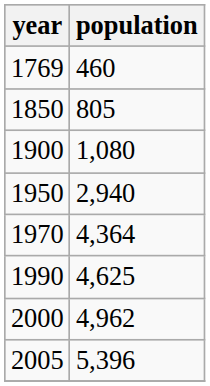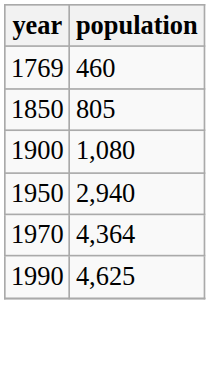- row: (37, 318)
- row: (37, 360)
